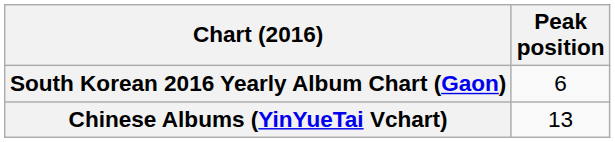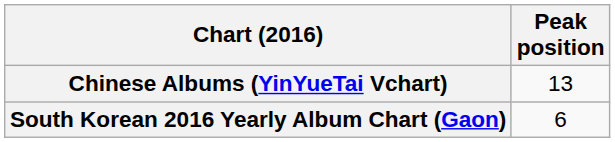rows swapped: (258, 83) <-> (258, 119)
